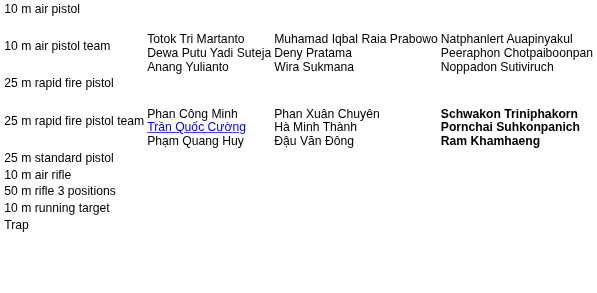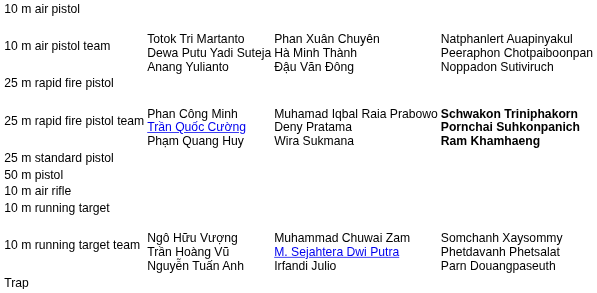(356, 53) Muhamad Iqbal Raia Prabowo Deny Pratama Wira Sukmana -> (327, 53) Phan Xuân Chuyên Hà Minh Thành Đậu Văn Đông
(327, 127) Phan Xuân Chuyên Hà Minh Thành Đậu Văn Đông -> (356, 127) Muhamad Iqbal Raia Prabowo Deny Pratama Wira Sukmana
+ row: (34, 174)
- row: (60, 191)
+ row: (72, 245)
